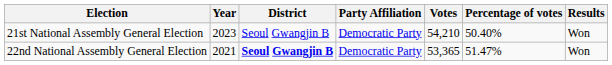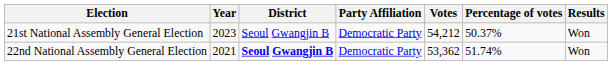(443, 32) 54,210 -> (443, 32) 54,212
(483, 32) 50.40% -> (483, 32) 50.37%
(443, 51) 53,365 -> (443, 51) 53,362
(483, 51) 51.47% -> (483, 51) 51.74%
